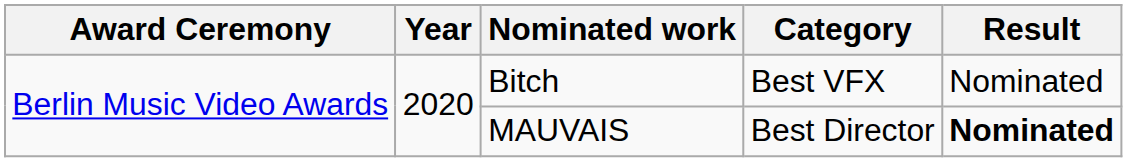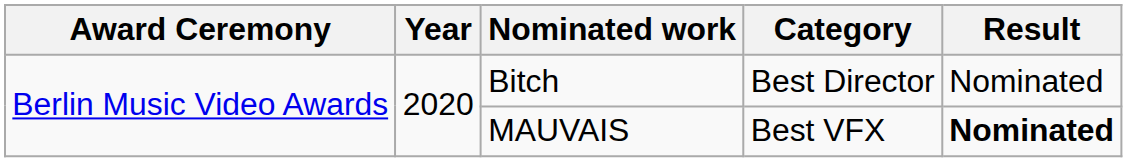(818, 80) Best VFX -> (843, 80) Best Director
(843, 130) Best Director -> (818, 130) Best VFX
